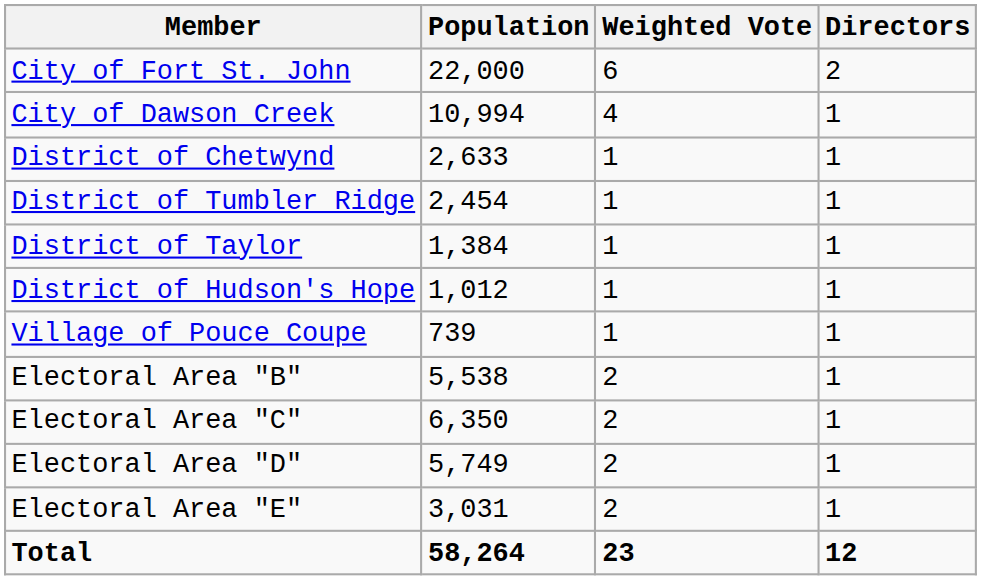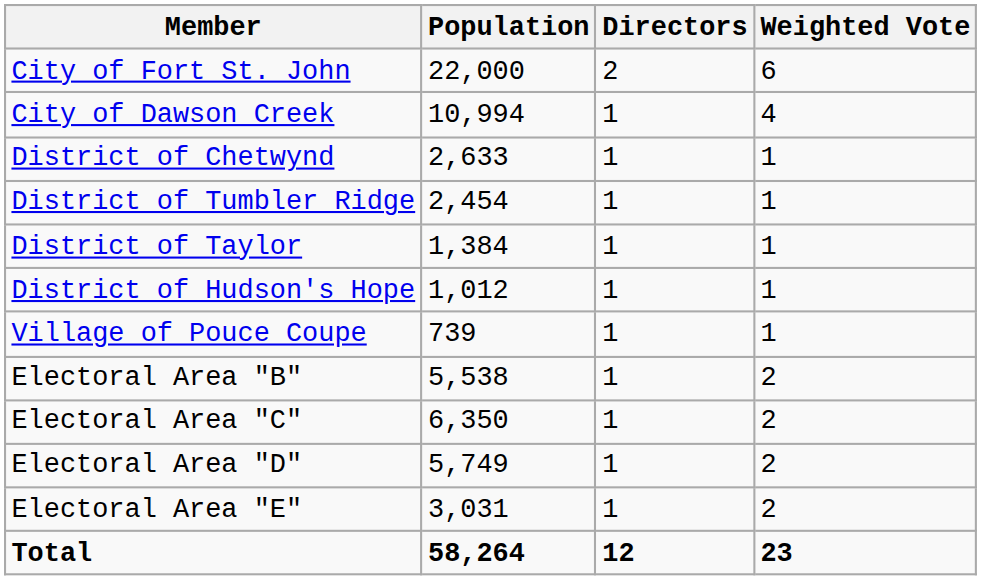columns swapped: (898, 27) <-> (707, 27)
